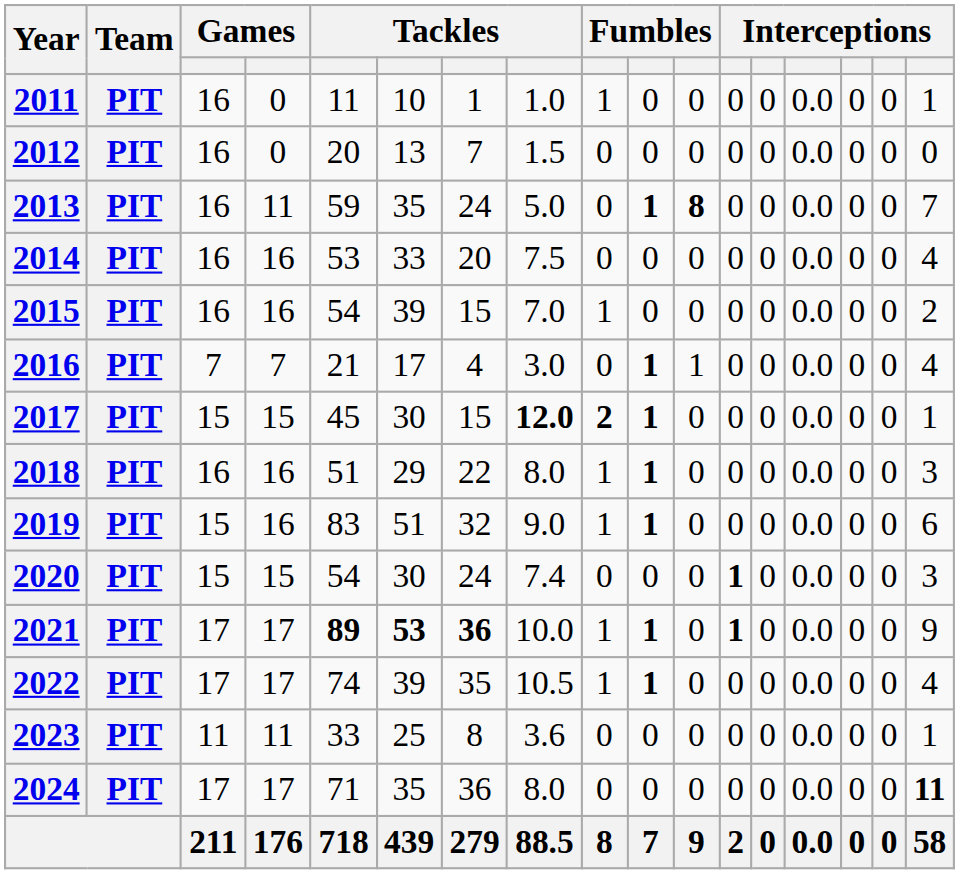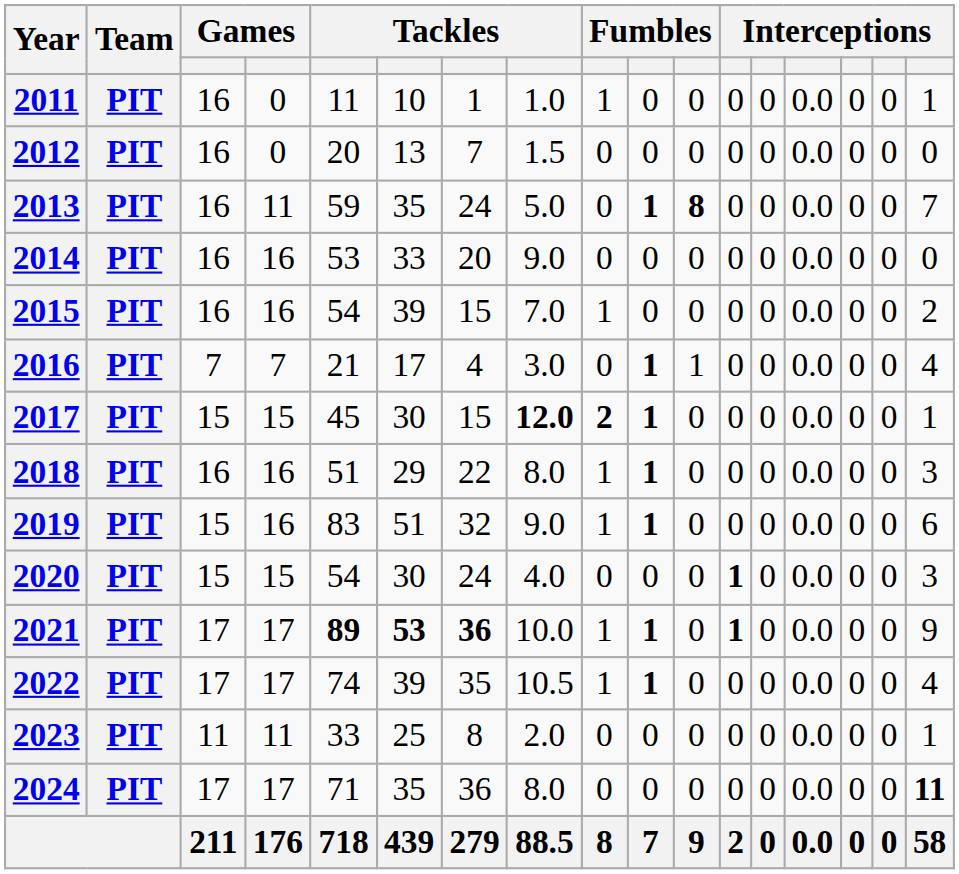(544, 258) 7.5 -> (544, 258) 9.0
(930, 258) 4 -> (930, 258) 0
(544, 576) 7.4 -> (544, 576) 4.0
(544, 735) 3.6 -> (544, 735) 2.0
